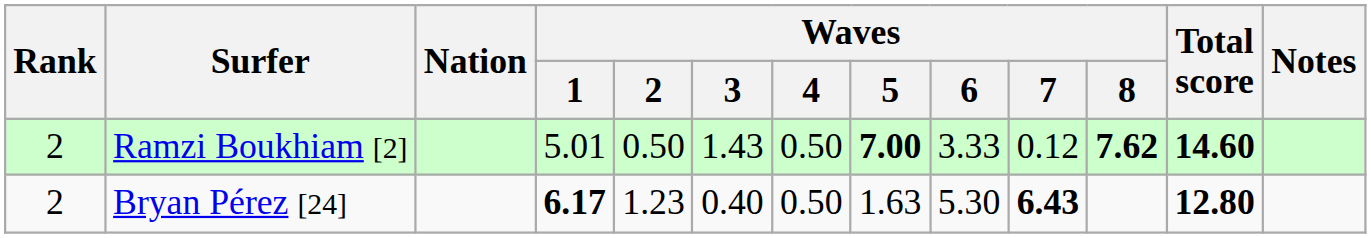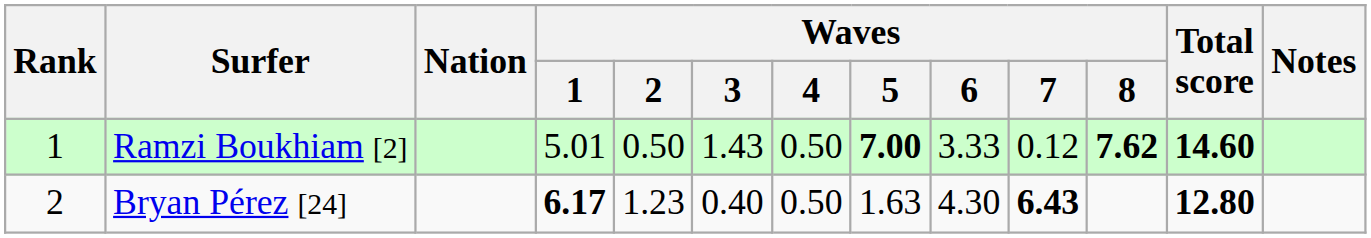(55, 145) 2 -> (55, 145) 1
(969, 202) 5.30 -> (969, 202) 4.30
